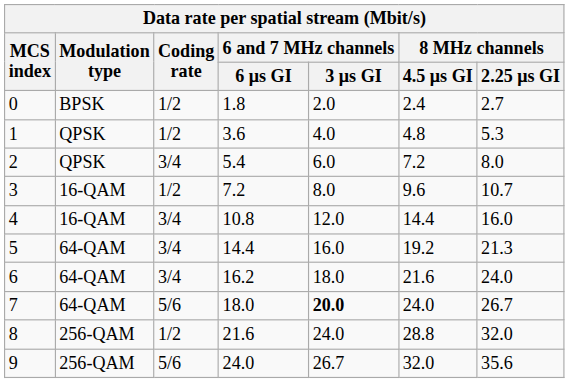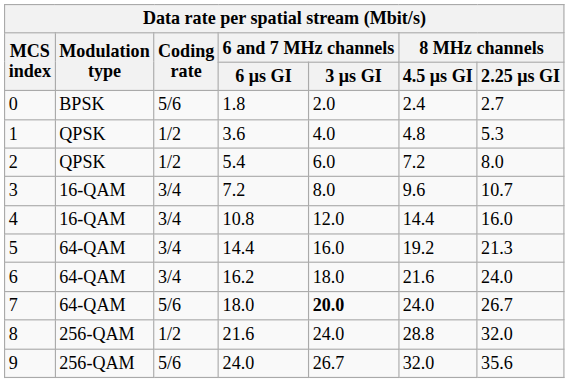(170, 104) 1/2 -> (170, 104) 5/6
(170, 162) 3/4 -> (170, 162) 1/2
(170, 190) 1/2 -> (170, 190) 3/4
